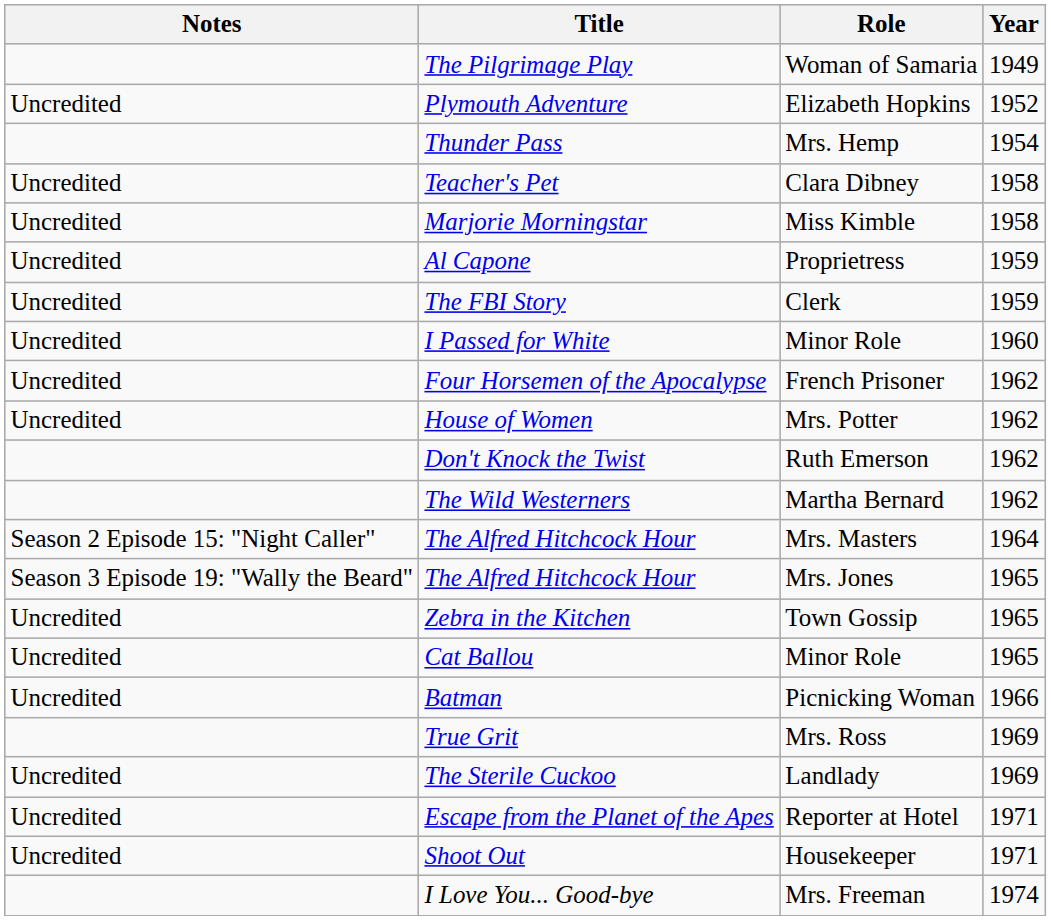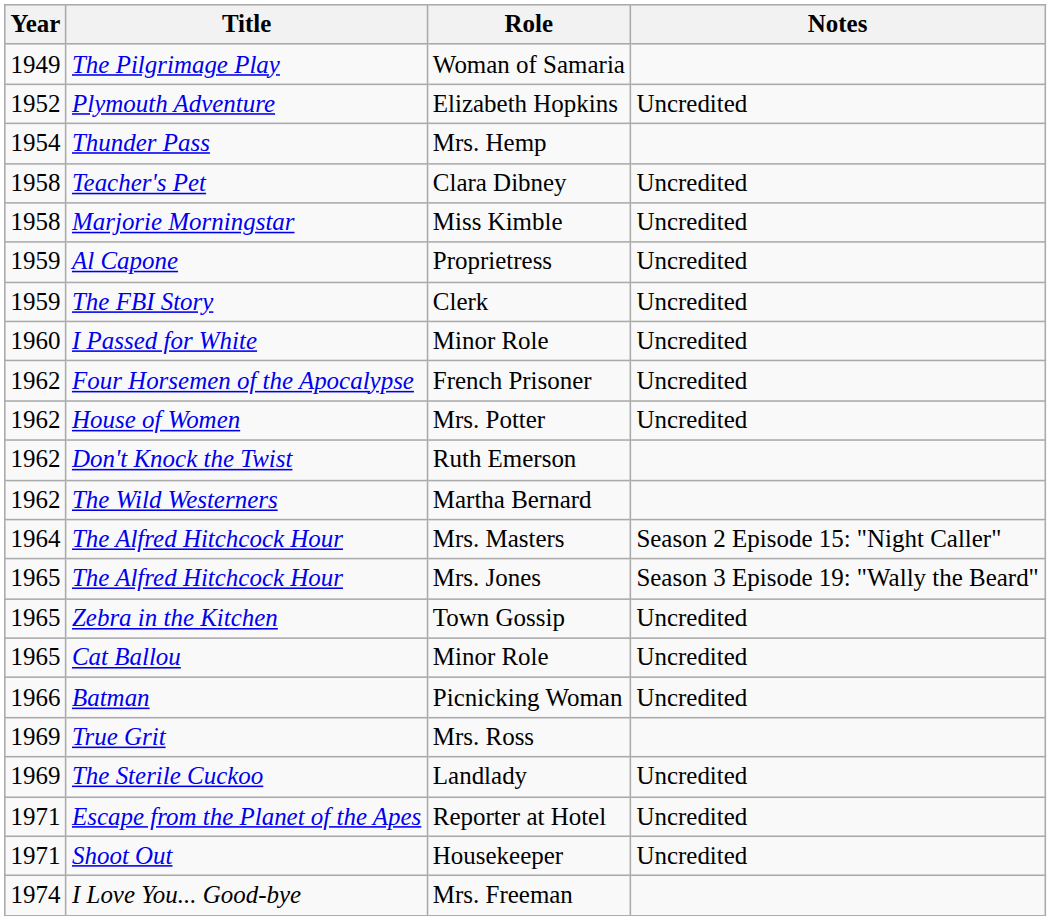columns swapped: (1014, 24) <-> (212, 24)
